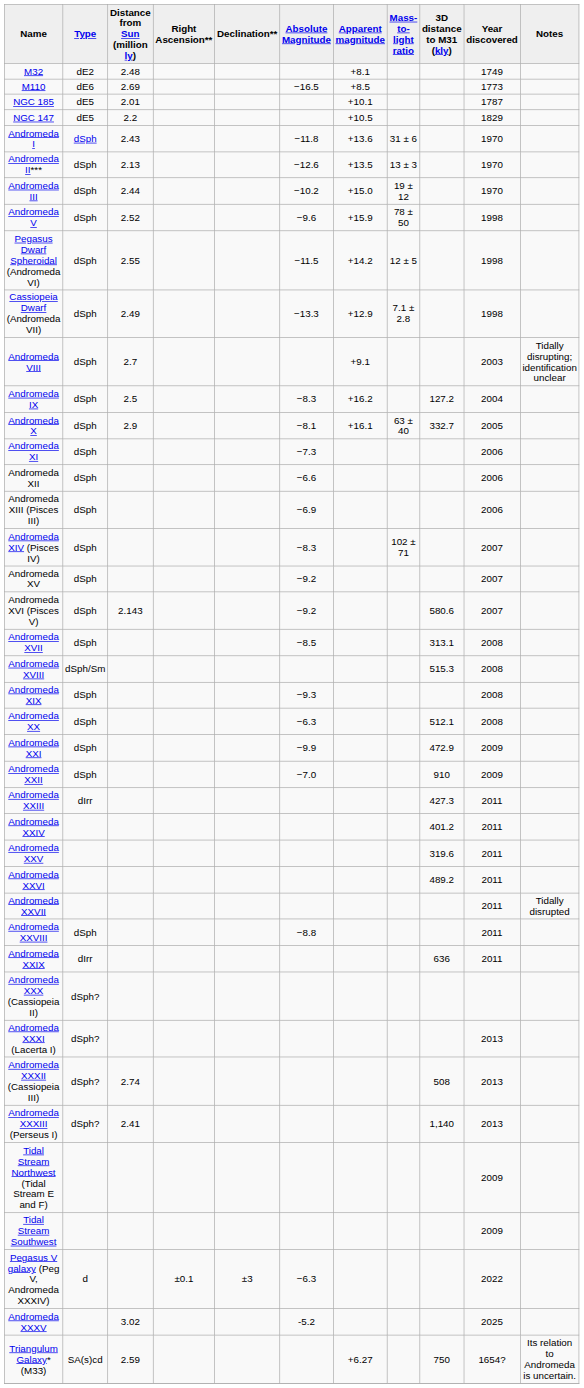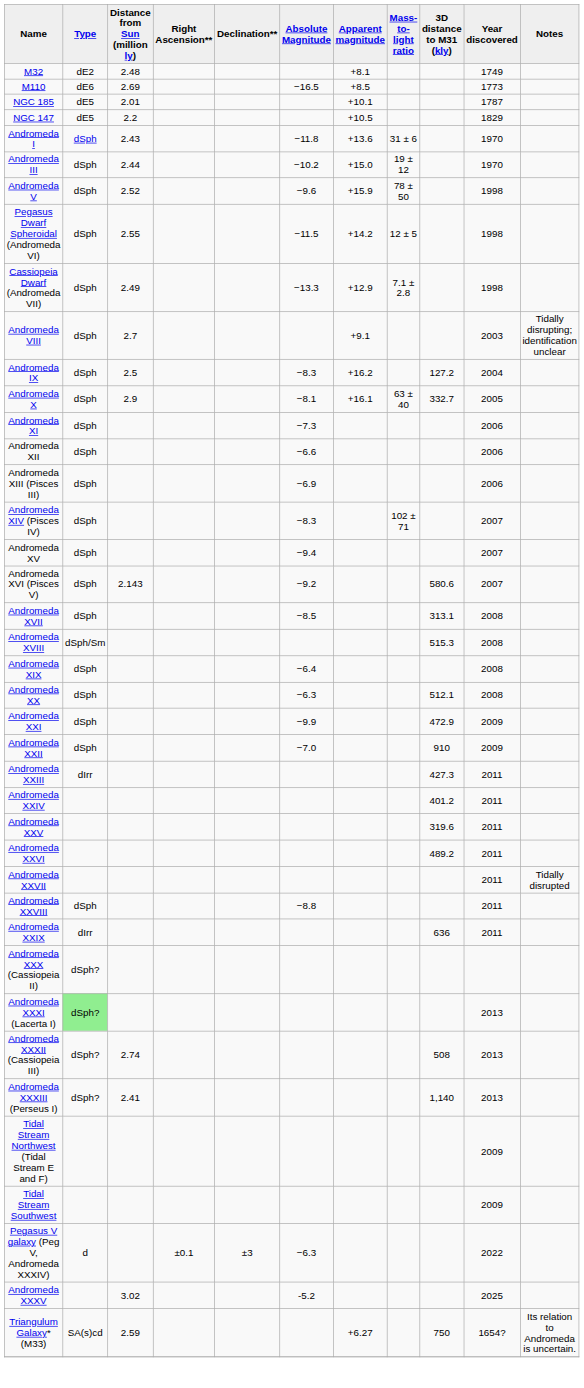- row: (34, 165)
(306, 579) −9.2 -> (306, 553) −9.4
(306, 696) −9.3 -> (306, 669) −6.4
(85, 1039) no background -> (85, 1013) lightgreen background
